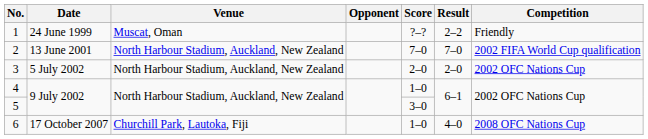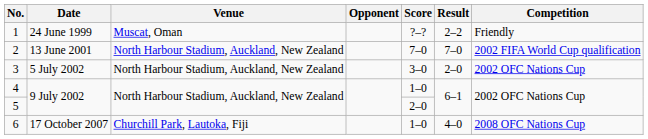(418, 69) 2–0 -> (418, 69) 3–0
(418, 106) 3–0 -> (418, 106) 2–0
